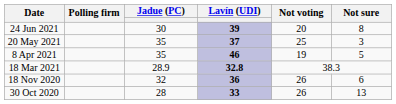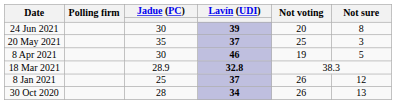(161, 55) 35 -> (161, 55) 30
+ row: (34, 81)
- row: (34, 81)
(235, 93) 33 -> (235, 93) 34
